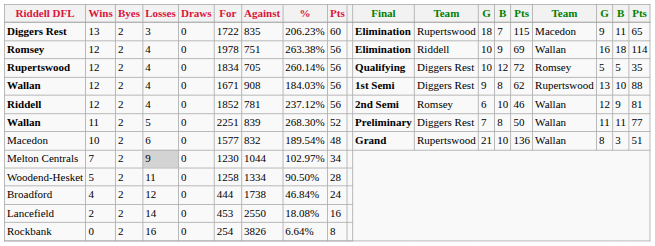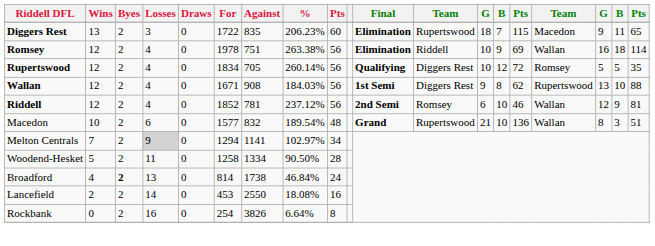- row: (24, 122)
(228, 158) 1230 -> (228, 140) 1294
(255, 158) 1044 -> (255, 140) 1141
(121, 194) normal -> (121, 176) bold
(151, 194) 12 -> (151, 176) 13
(225, 194) 444 -> (225, 176) 814
